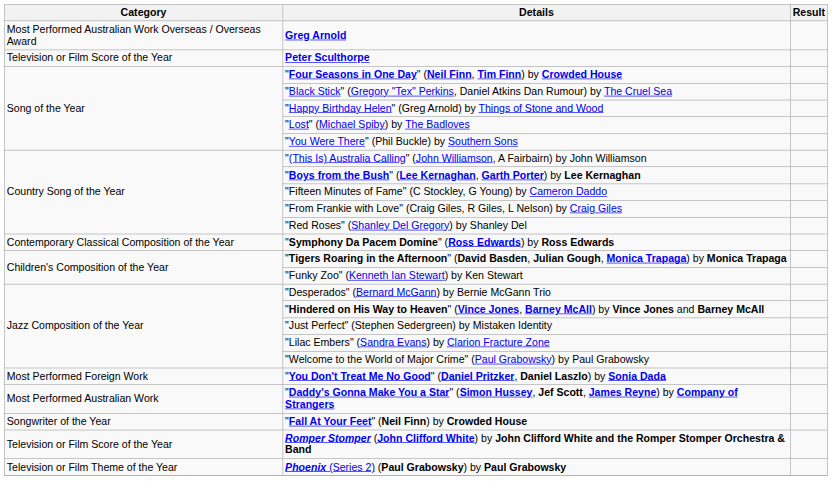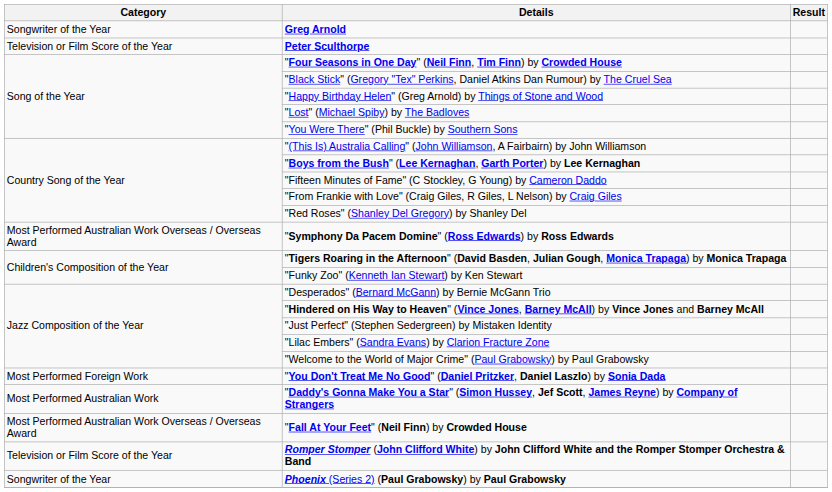(134, 35) Most Performed Australian Work Overseas / Overseas Award -> (59, 29) Songwriter of the Year
(120, 242) Contemporary Classical Composition of the Year -> (134, 236) Most Performed Australian Work Overseas / Overseas Award
(59, 421) Songwriter of the Year -> (134, 427) Most Performed Australian Work Overseas / Overseas Award
(92, 467) Television or Film Theme of the Year -> (59, 479) Songwriter of the Year
